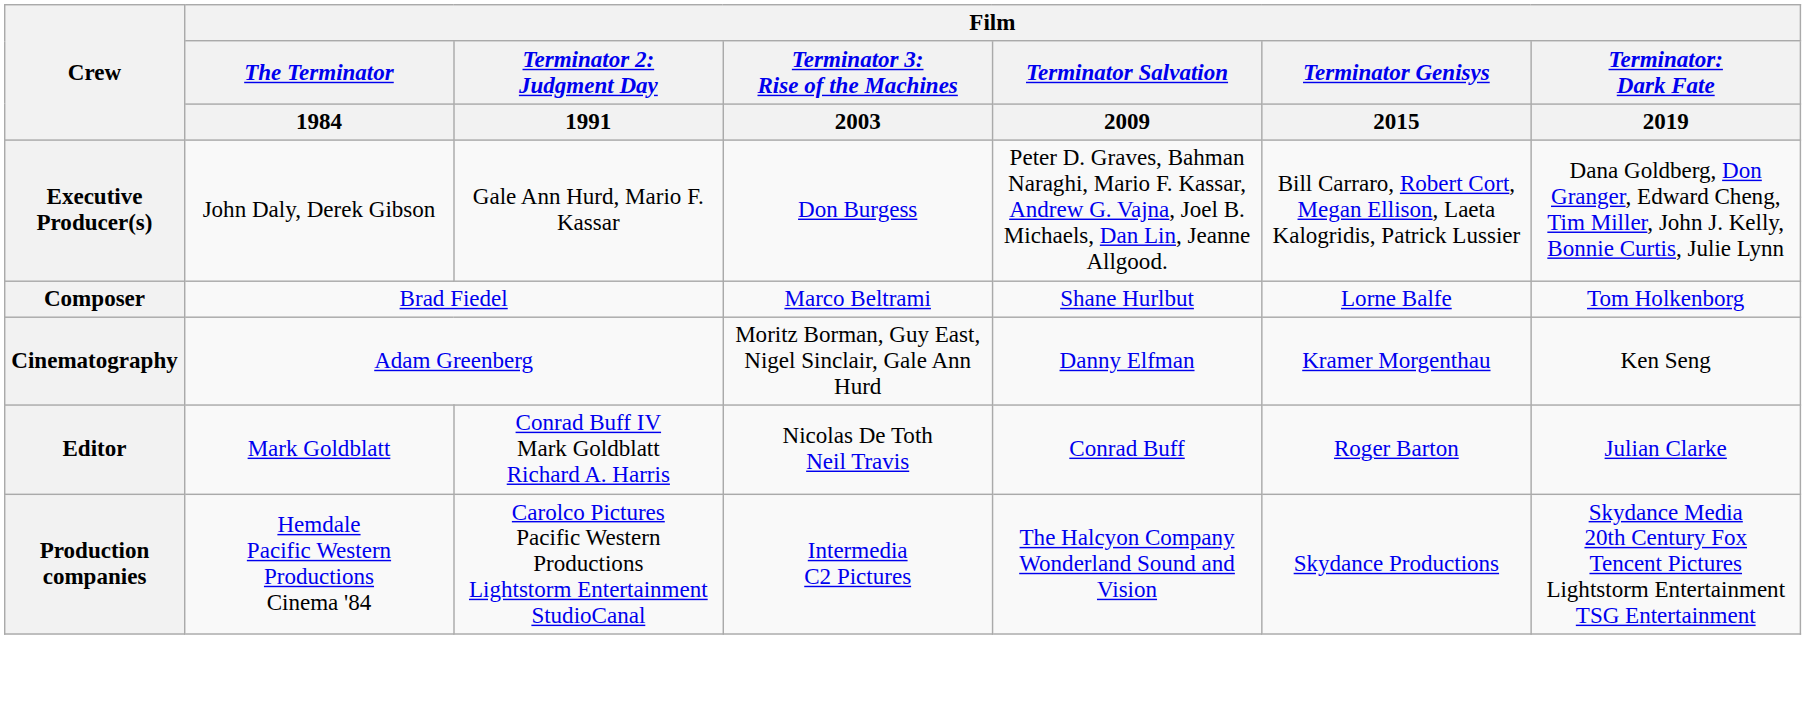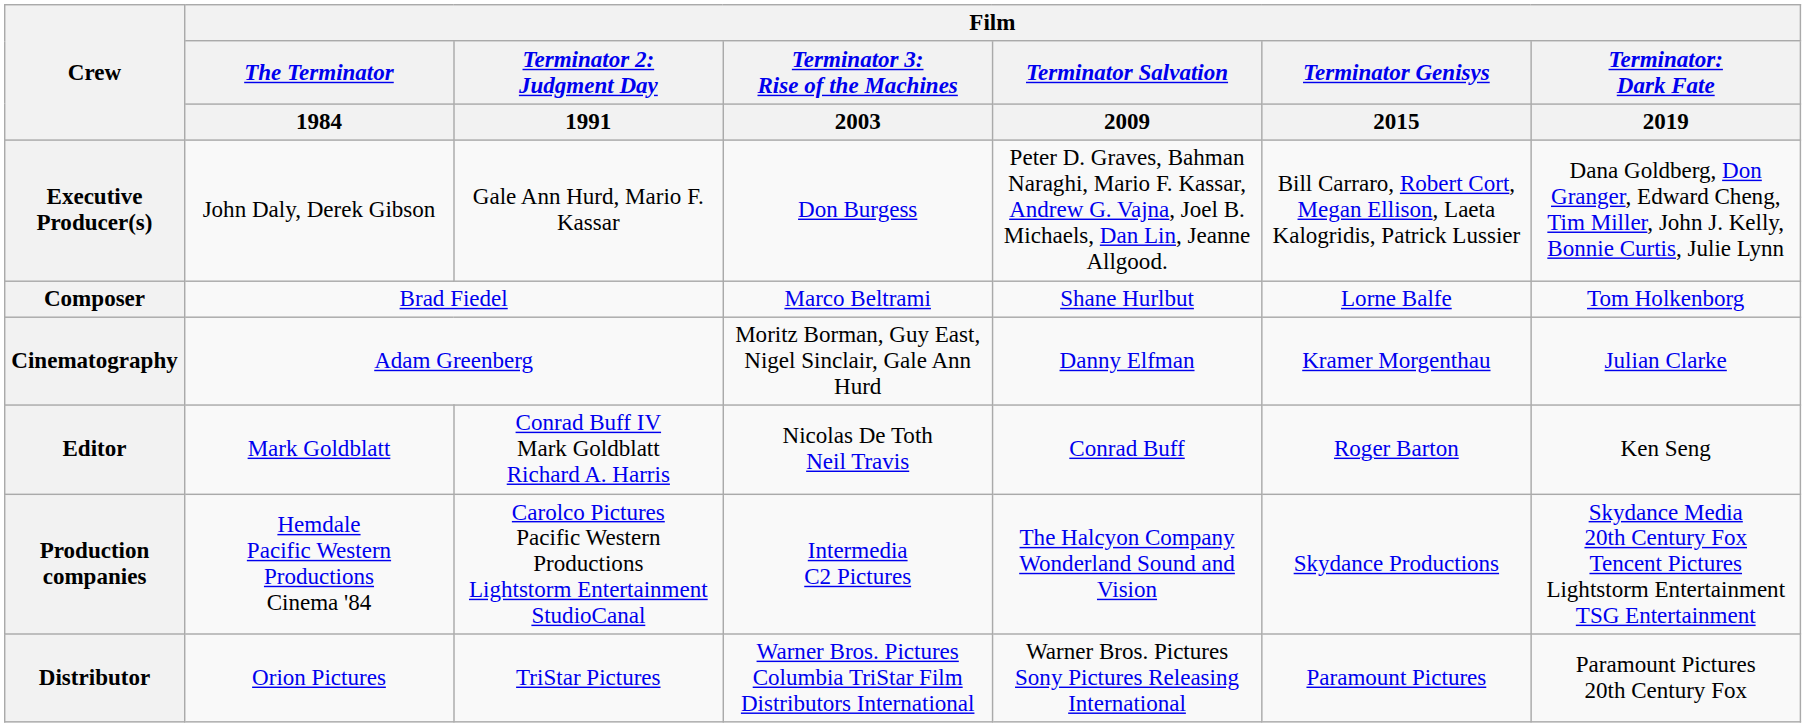(1666, 360) Ken Seng -> (1666, 360) Julian Clarke
(1666, 449) Julian Clarke -> (1666, 449) Ken Seng
+ row: (95, 677)
